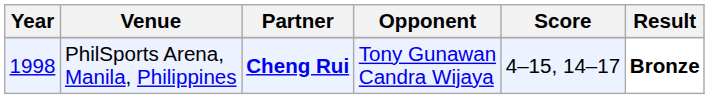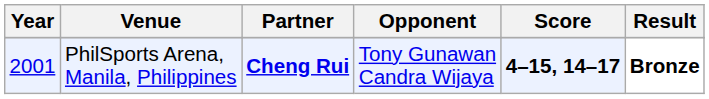(32, 65) 1998 -> (32, 65) 2001
(563, 65) normal -> (563, 65) bold
